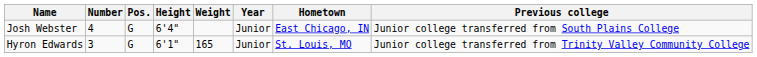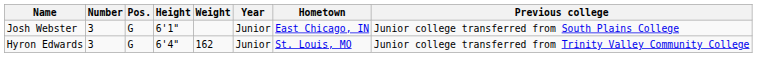(91, 28) 4 -> (91, 28) 3
(167, 28) 6'4" -> (167, 28) 6'1"
(167, 44) 6'1" -> (167, 44) 6'4"
(204, 44) 165 -> (204, 44) 162
